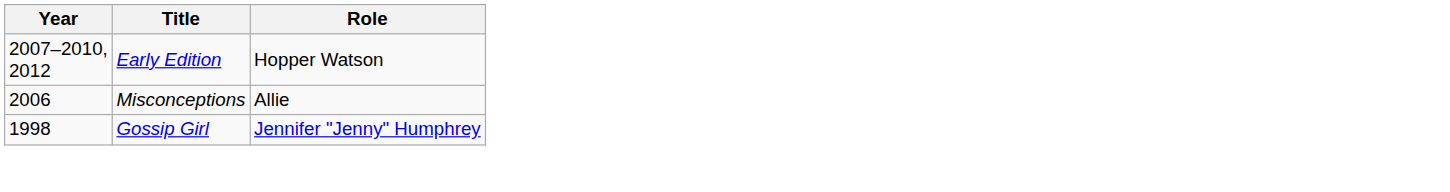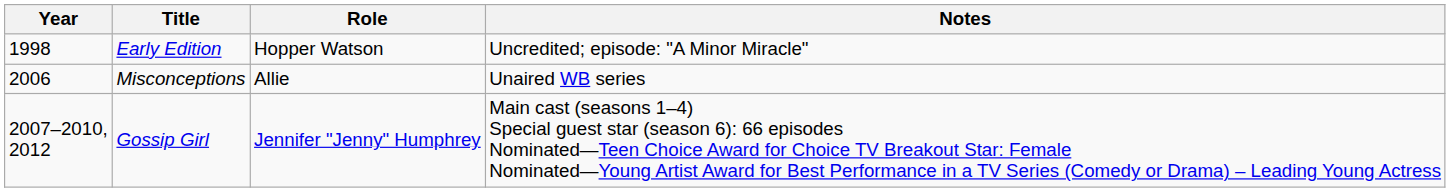+ column: (965, 19)
(58, 59) 2007–2010, 2012 -> (30, 49) 1998
(30, 129) 1998 -> (58, 140) 2007–2010, 2012
